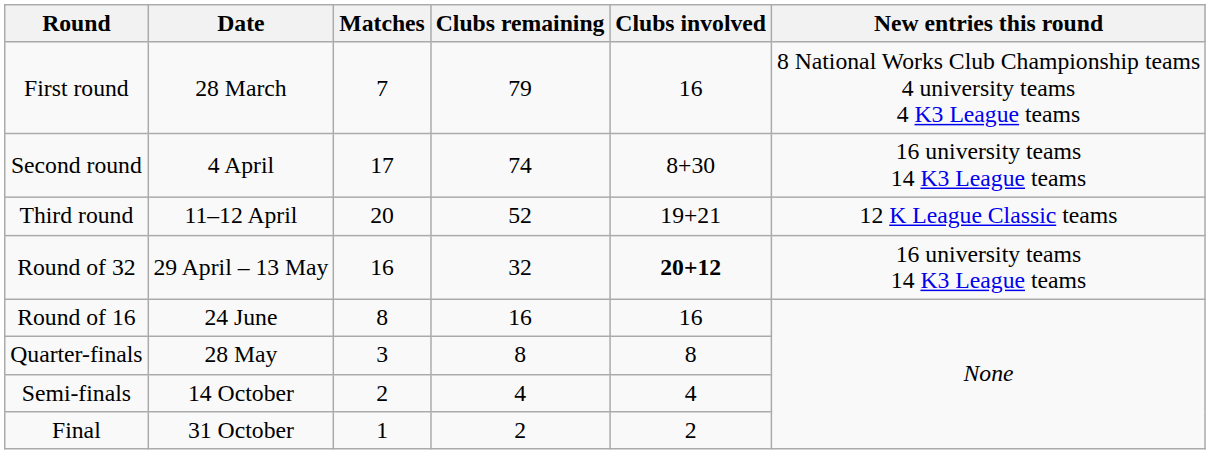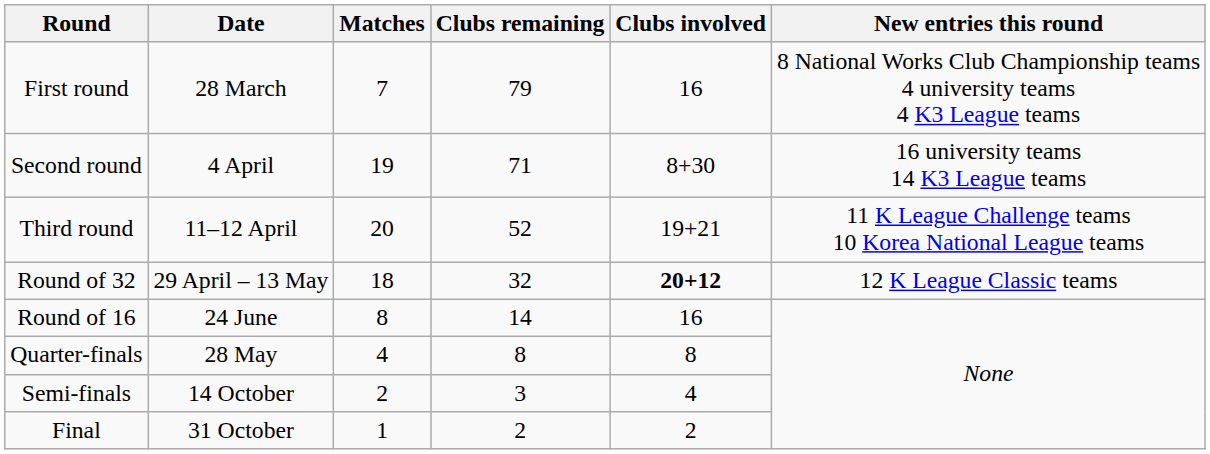(382, 164) 17 -> (382, 164) 19
(520, 164) 74 -> (520, 164) 71
(989, 215) 12 K League Classic teams -> (989, 229) 11 K League Challenge teams 10 Korea National League teams
(382, 266) 16 -> (382, 280) 18
(989, 266) 16 university teams 14 K3 League teams -> (989, 280) 12 K League Classic teams
(520, 317) 16 -> (520, 317) 14
(382, 355) 3 -> (382, 355) 4
(520, 392) 4 -> (520, 392) 3
